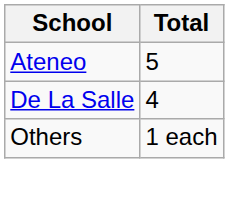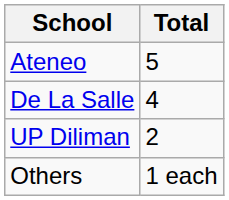+ row: (70, 137)
